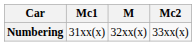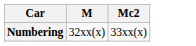- column: (87, 13)
